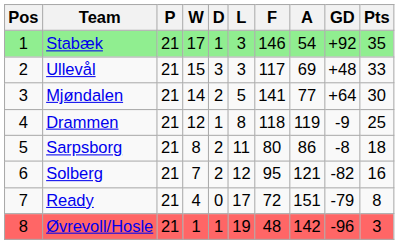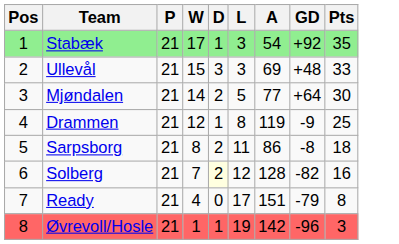- column: (272, 17)
(219, 174) no background -> (219, 174) lightyellow background
(307, 174) 121 -> (272, 174) 128
